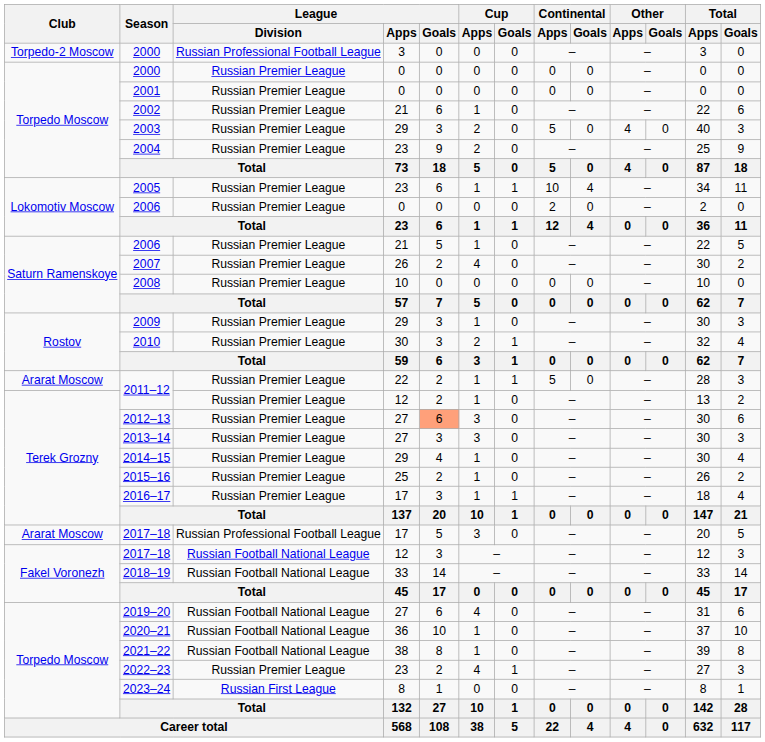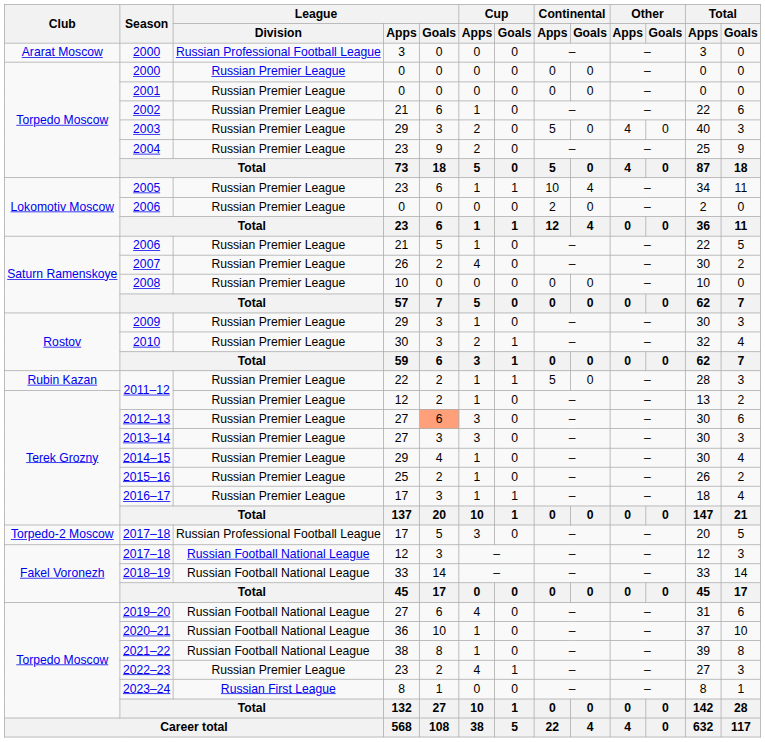(62, 52) Torpedo-2 Moscow -> (62, 52) Ararat Moscow
(62, 380) Ararat Moscow -> (62, 380) Rubin Kazan
(62, 534) Ararat Moscow -> (62, 534) Torpedo-2 Moscow
